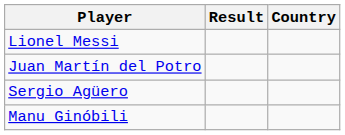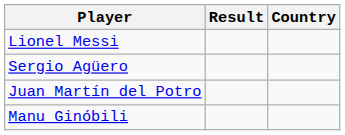rows swapped: (68, 92) <-> (105, 67)
